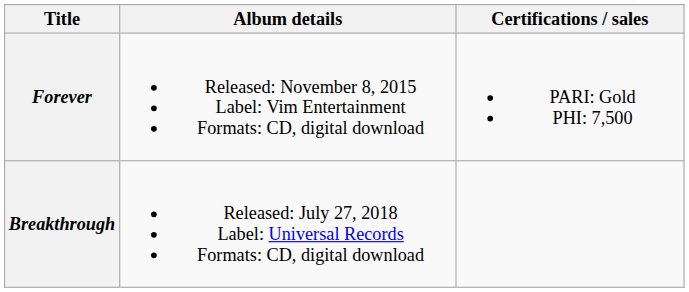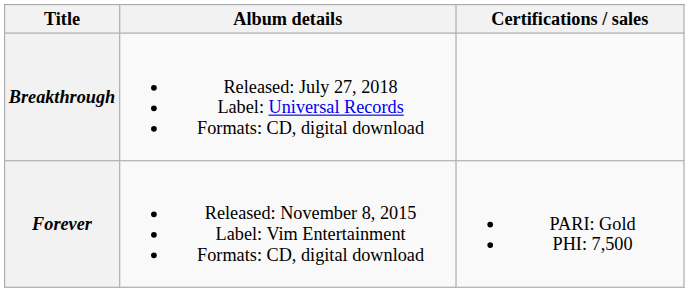rows swapped: (62, 96) <-> (62, 223)
